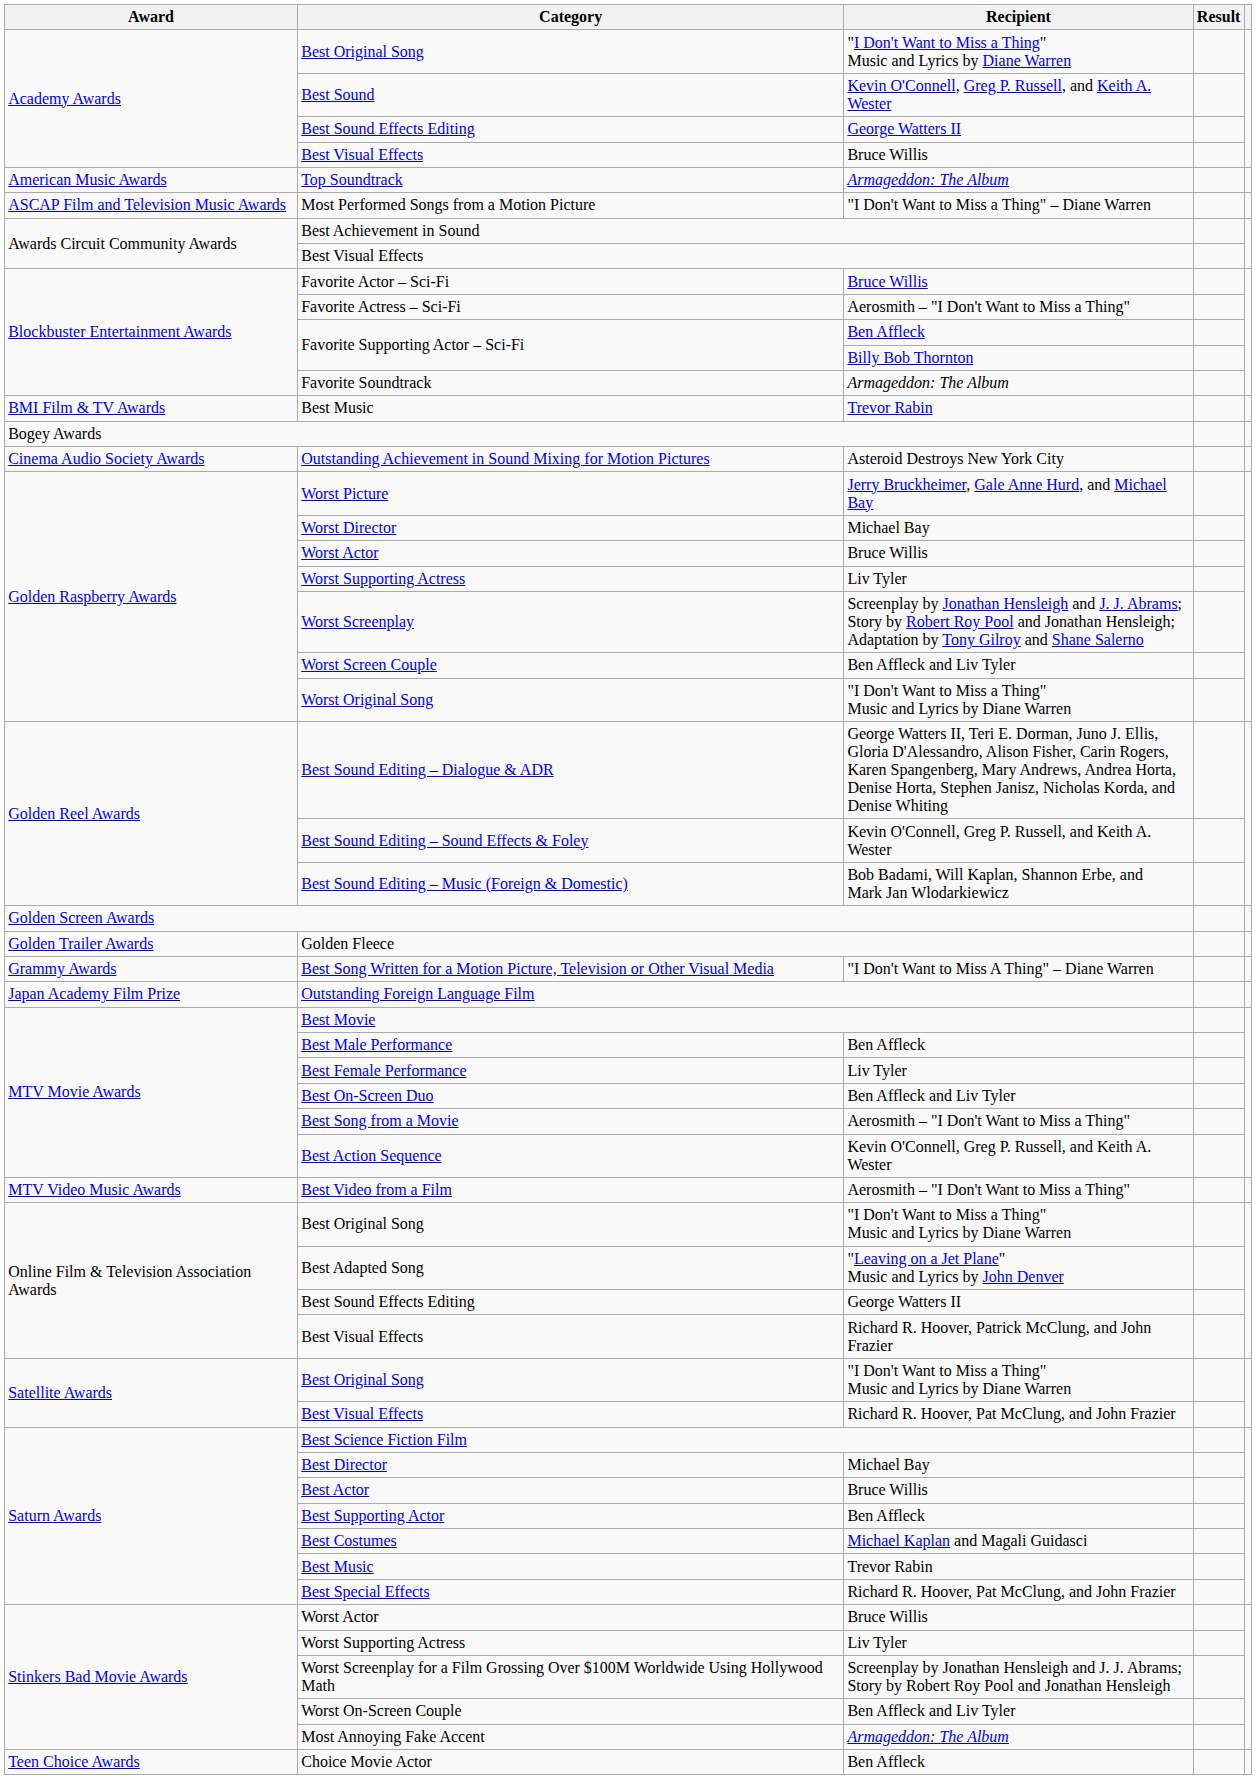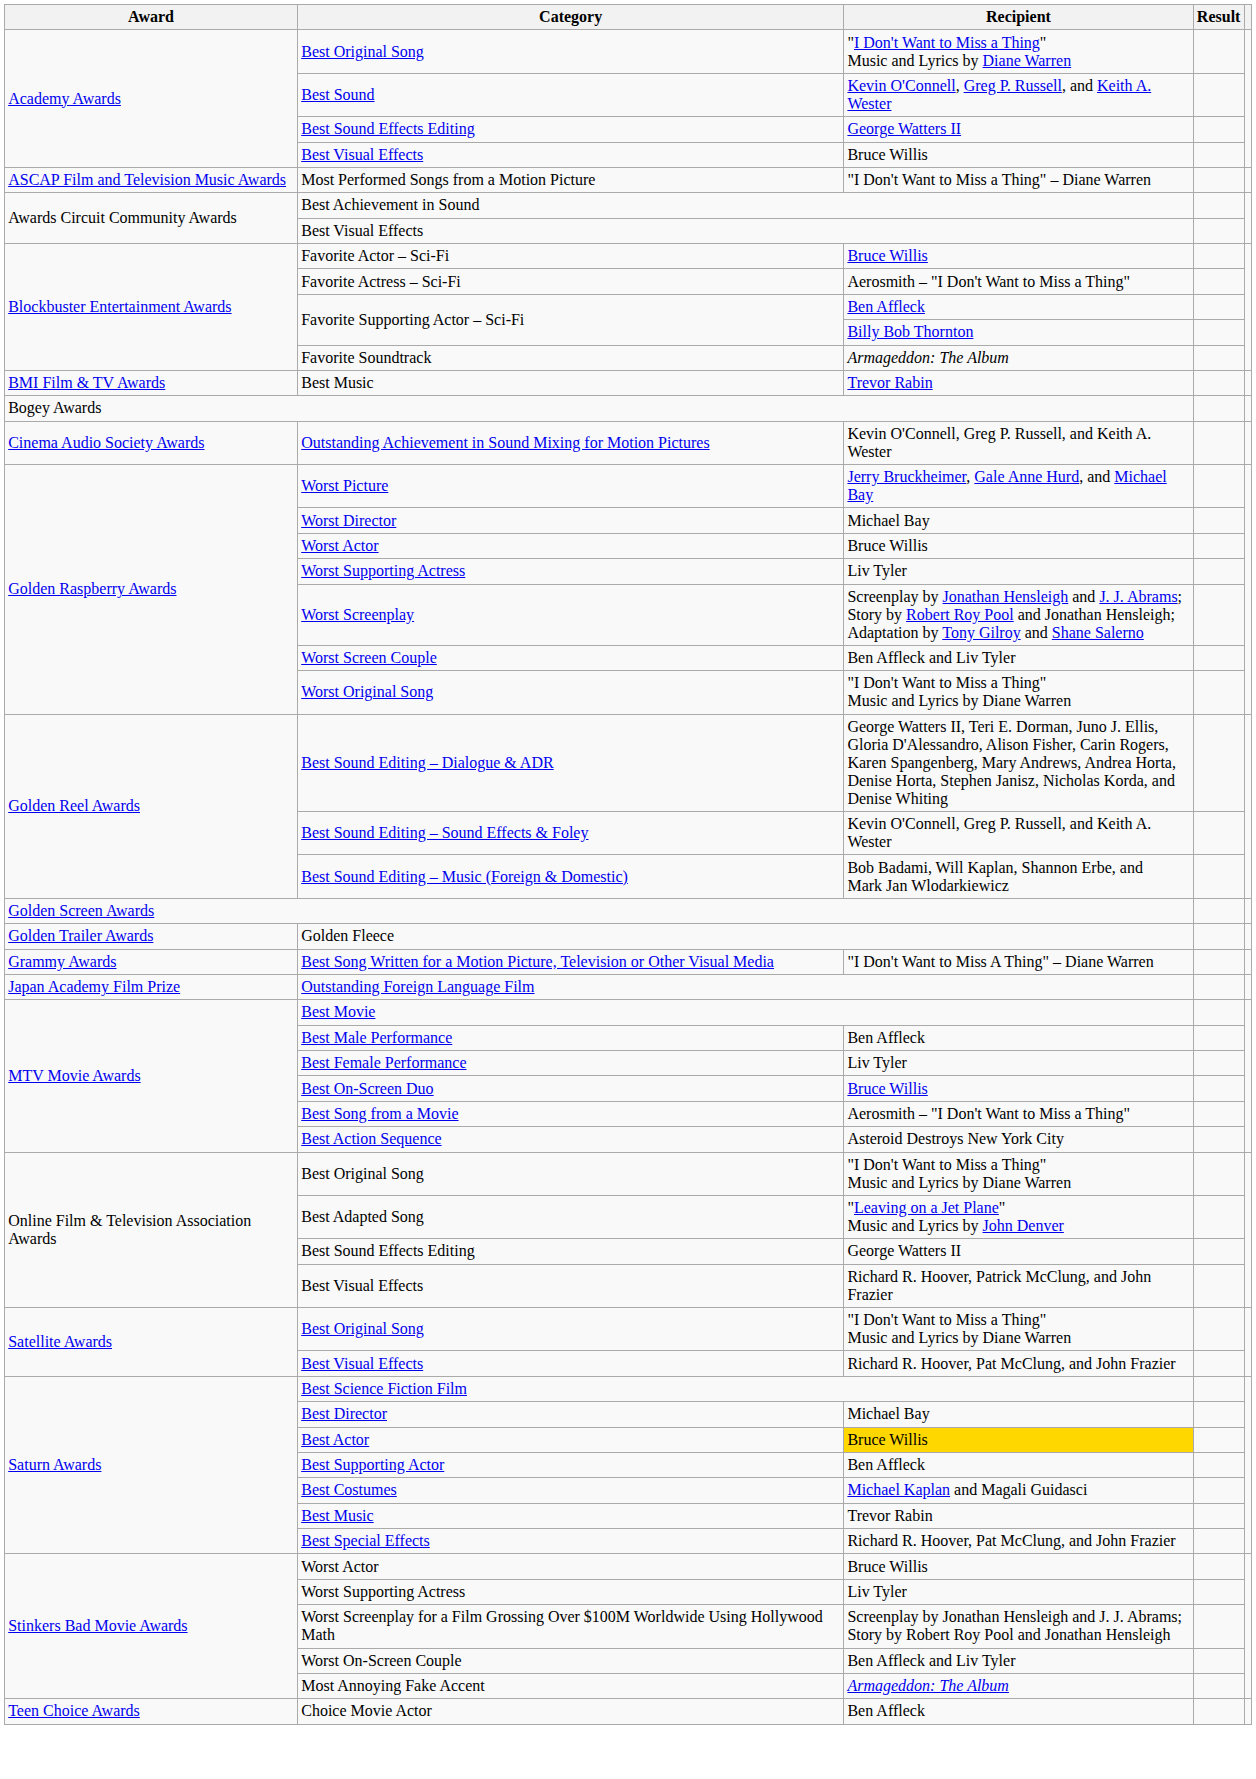- row: (87, 180)
(956, 459) Asteroid Destroys New York City -> (999, 442) Kevin O'Connell, Greg P. Russell, and Keith A. Wester
(931, 1095) Ben Affleck and Liv Tyler -> (888, 1088) Bruce Willis
(999, 1155) Kevin O'Connell, Greg P. Russell, and Keith A. Wester -> (956, 1139) Asteroid Destroys New York City
- row: (94, 1190)
(888, 1490) no background -> (888, 1439) gold background
